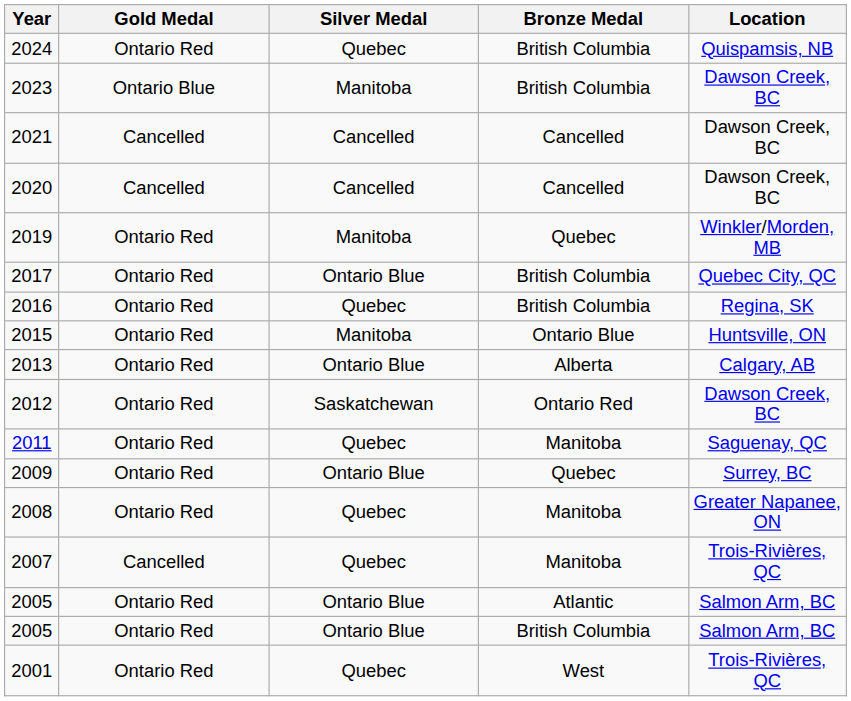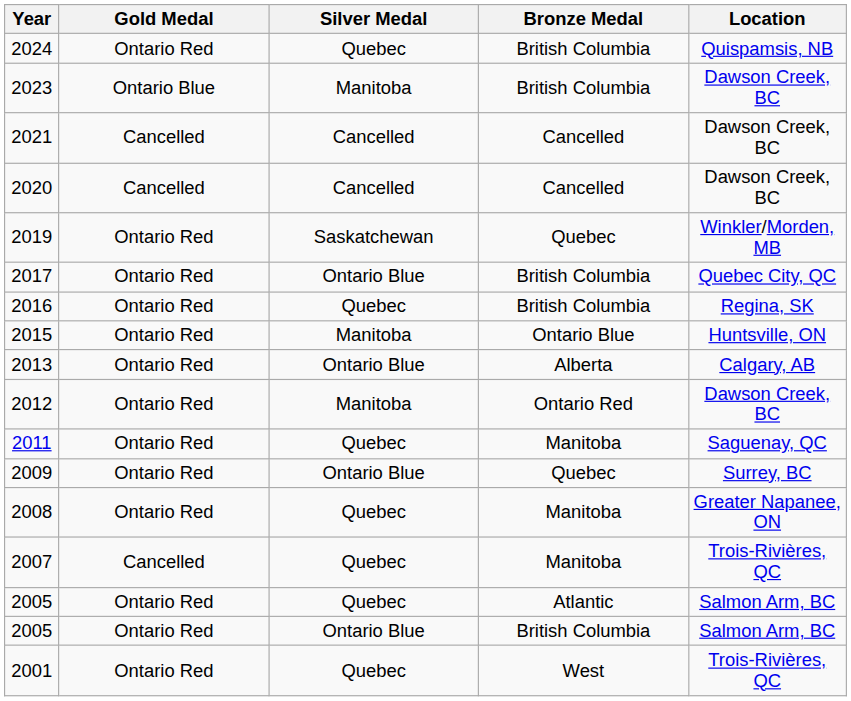(374, 237) Manitoba -> (374, 237) Saskatchewan
(374, 404) Saskatchewan -> (374, 404) Manitoba
(374, 601) Ontario Blue -> (374, 601) Quebec
